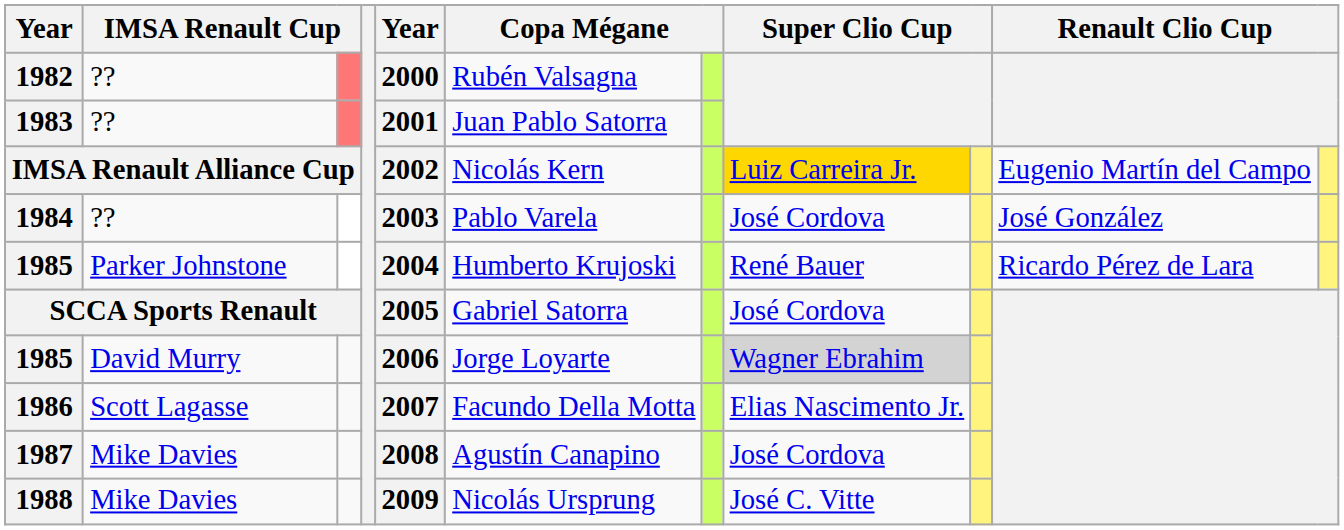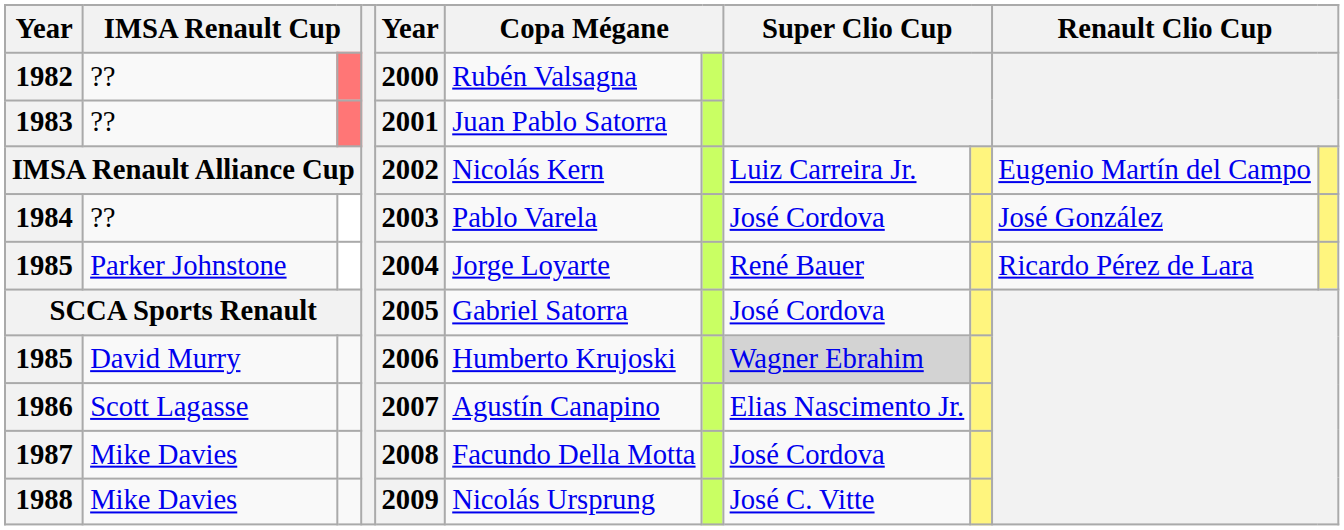(823, 170) gold background -> (823, 170) no background
(564, 264) Humberto Krujoski -> (531, 264) Jorge Loyarte
(531, 359) Jorge Loyarte -> (564, 359) Humberto Krujoski
(574, 406) Facundo Della Motta -> (556, 406) Agustín Canapino
(556, 453) Agustín Canapino -> (574, 453) Facundo Della Motta
